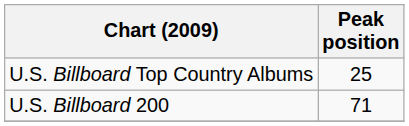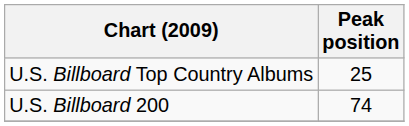(361, 105) 71 -> (361, 105) 74
